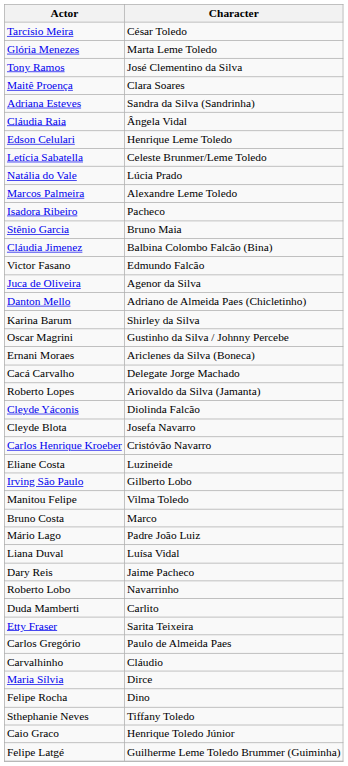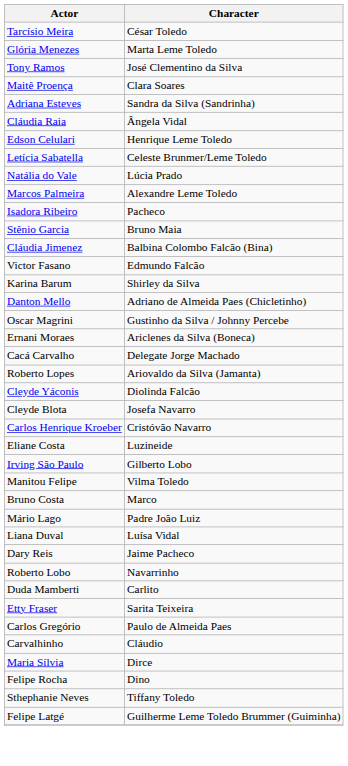- row: (44, 283)
rows swapped: (39, 319) <-> (39, 301)
- row: (33, 734)
